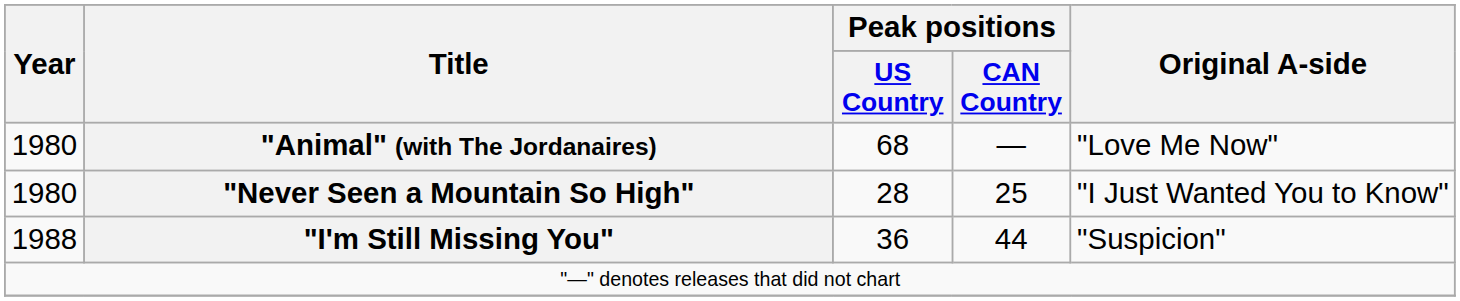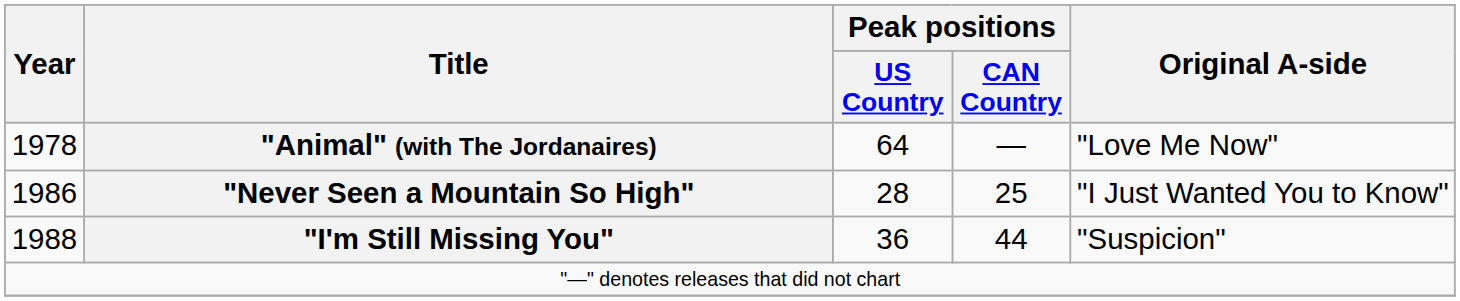(44, 145) 1980 -> (44, 145) 1978
(893, 145) 68 -> (893, 145) 64
(44, 192) 1980 -> (44, 192) 1986
